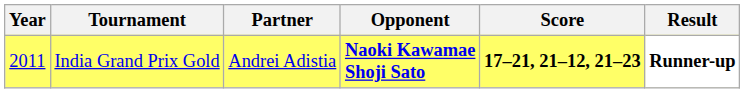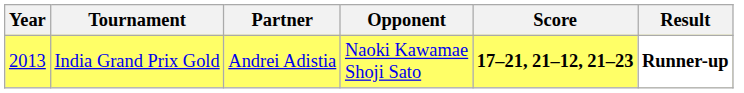(27, 61) 2011 -> (27, 61) 2013
(410, 61) bold -> (407, 61) normal
